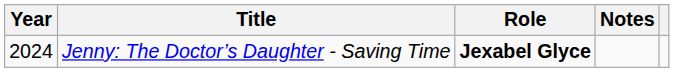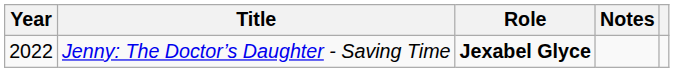(31, 51) 2024 -> (31, 51) 2022
